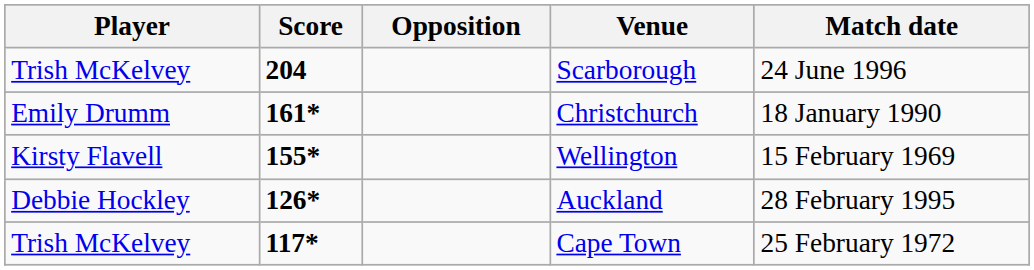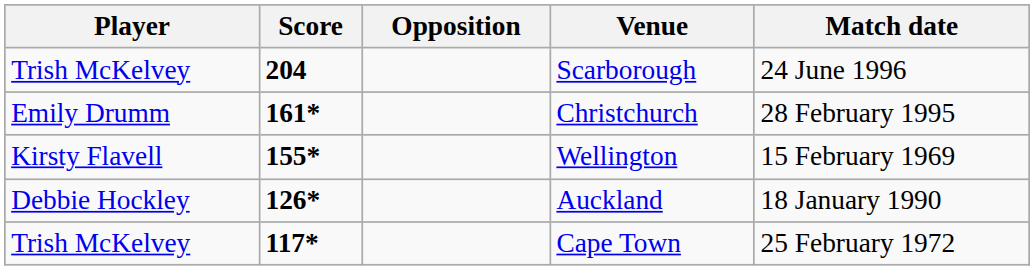(851, 112) 18 January 1990 -> (858, 112) 28 February 1995
(858, 199) 28 February 1995 -> (851, 199) 18 January 1990
